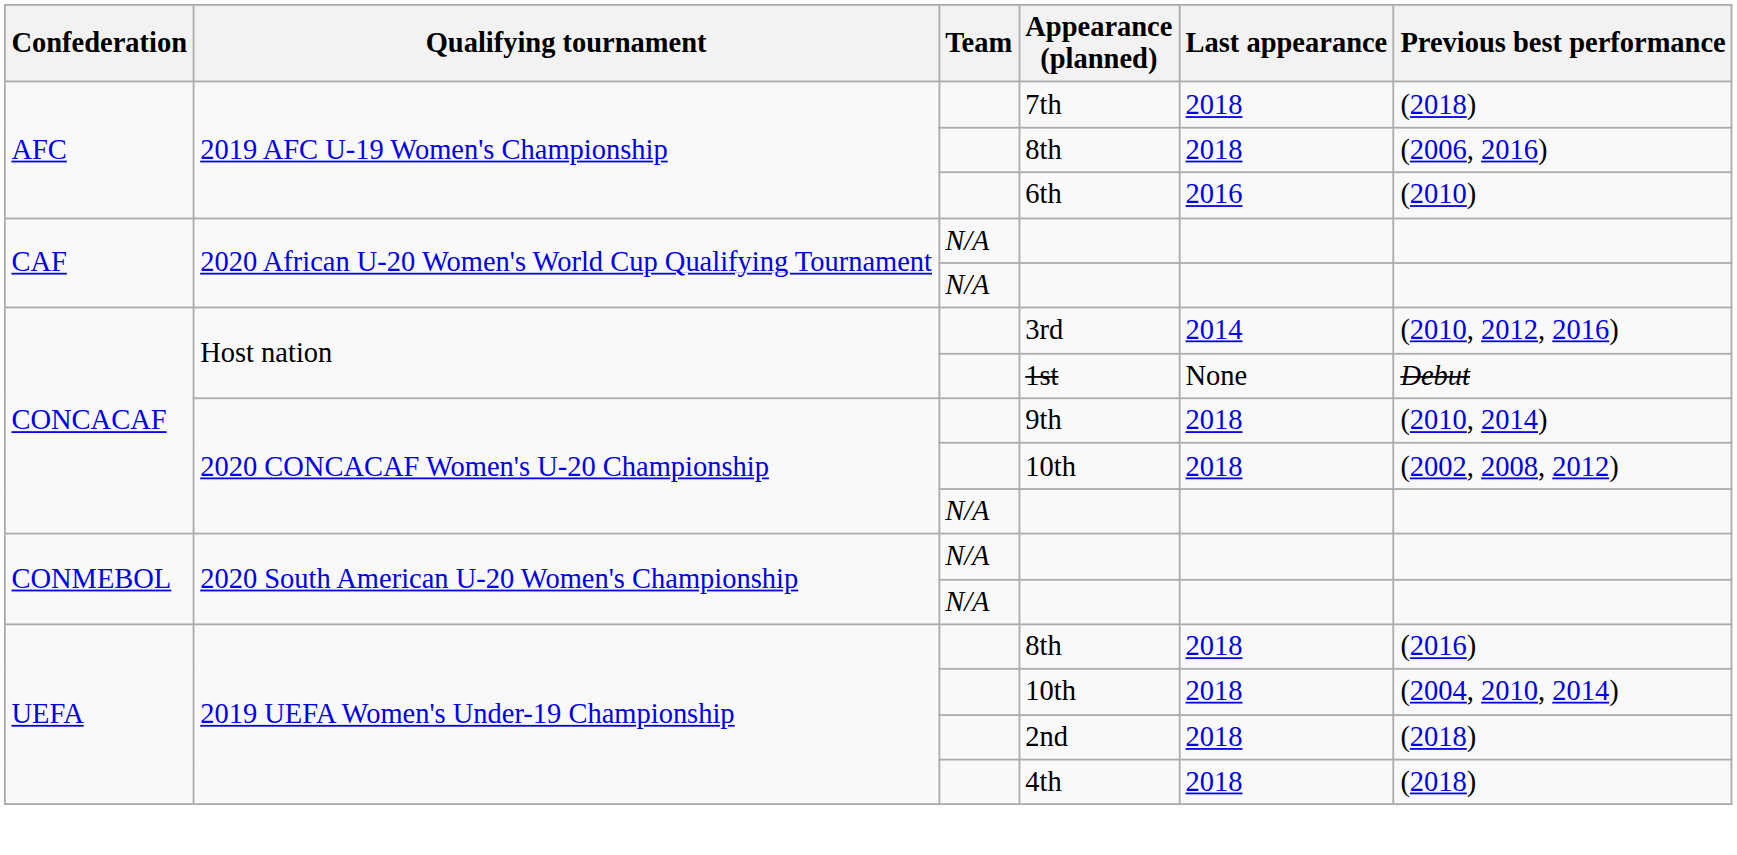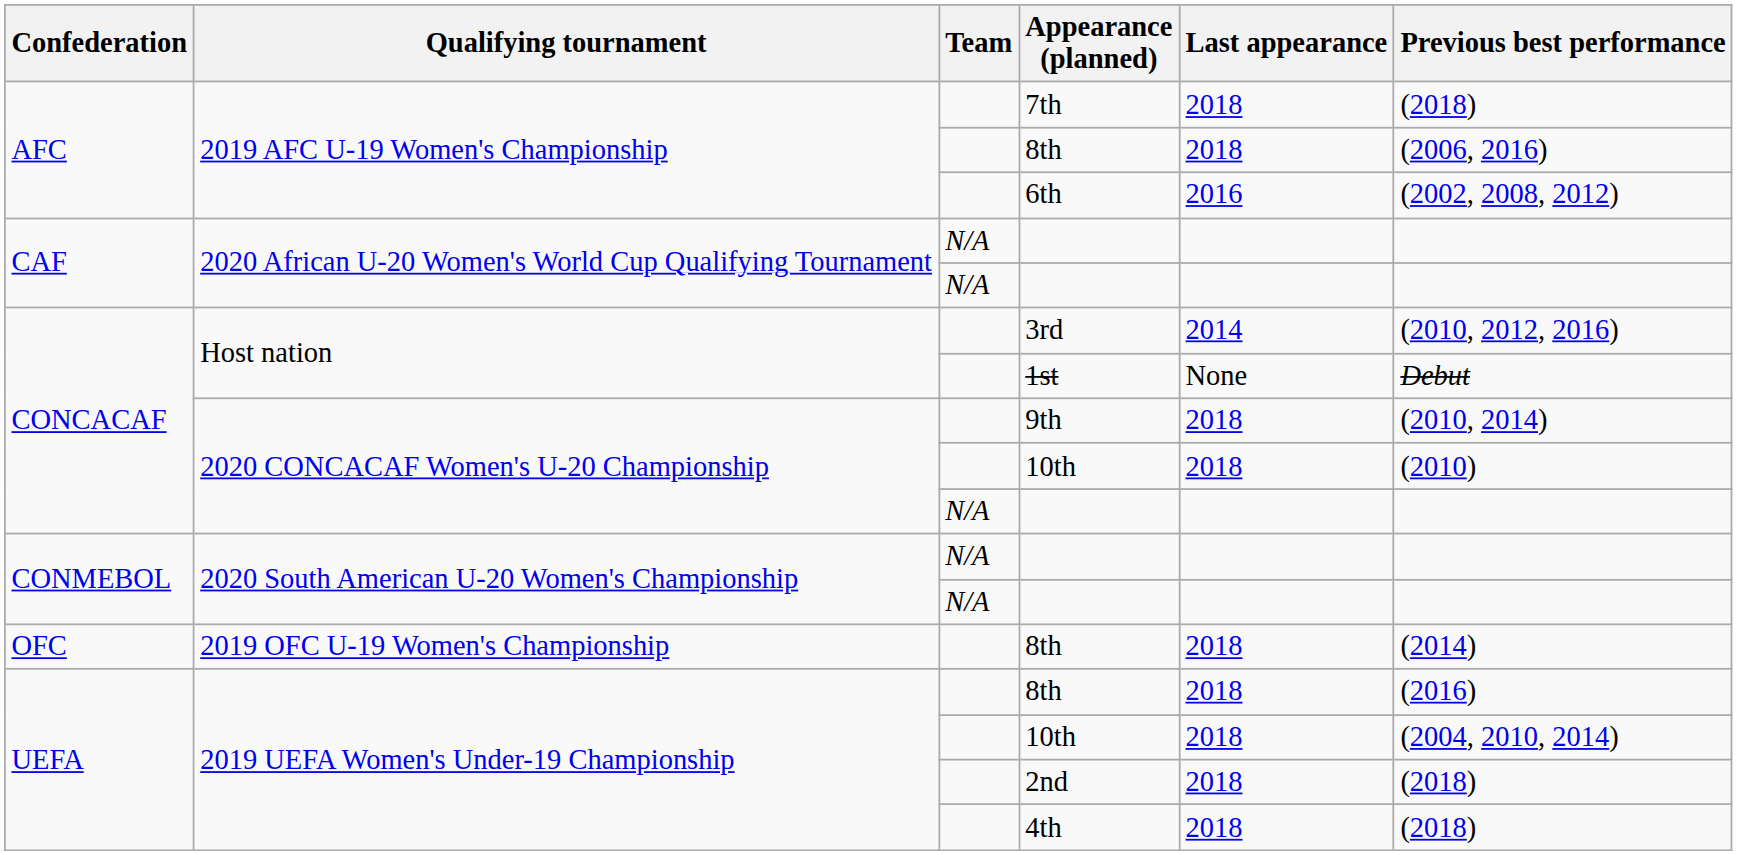(1438, 194) (2010) -> (1510, 194) (2002, 2008, 2012)
(1510, 465) (2002, 2008, 2012) -> (1438, 465) (2010)
+ row: (435, 646)
